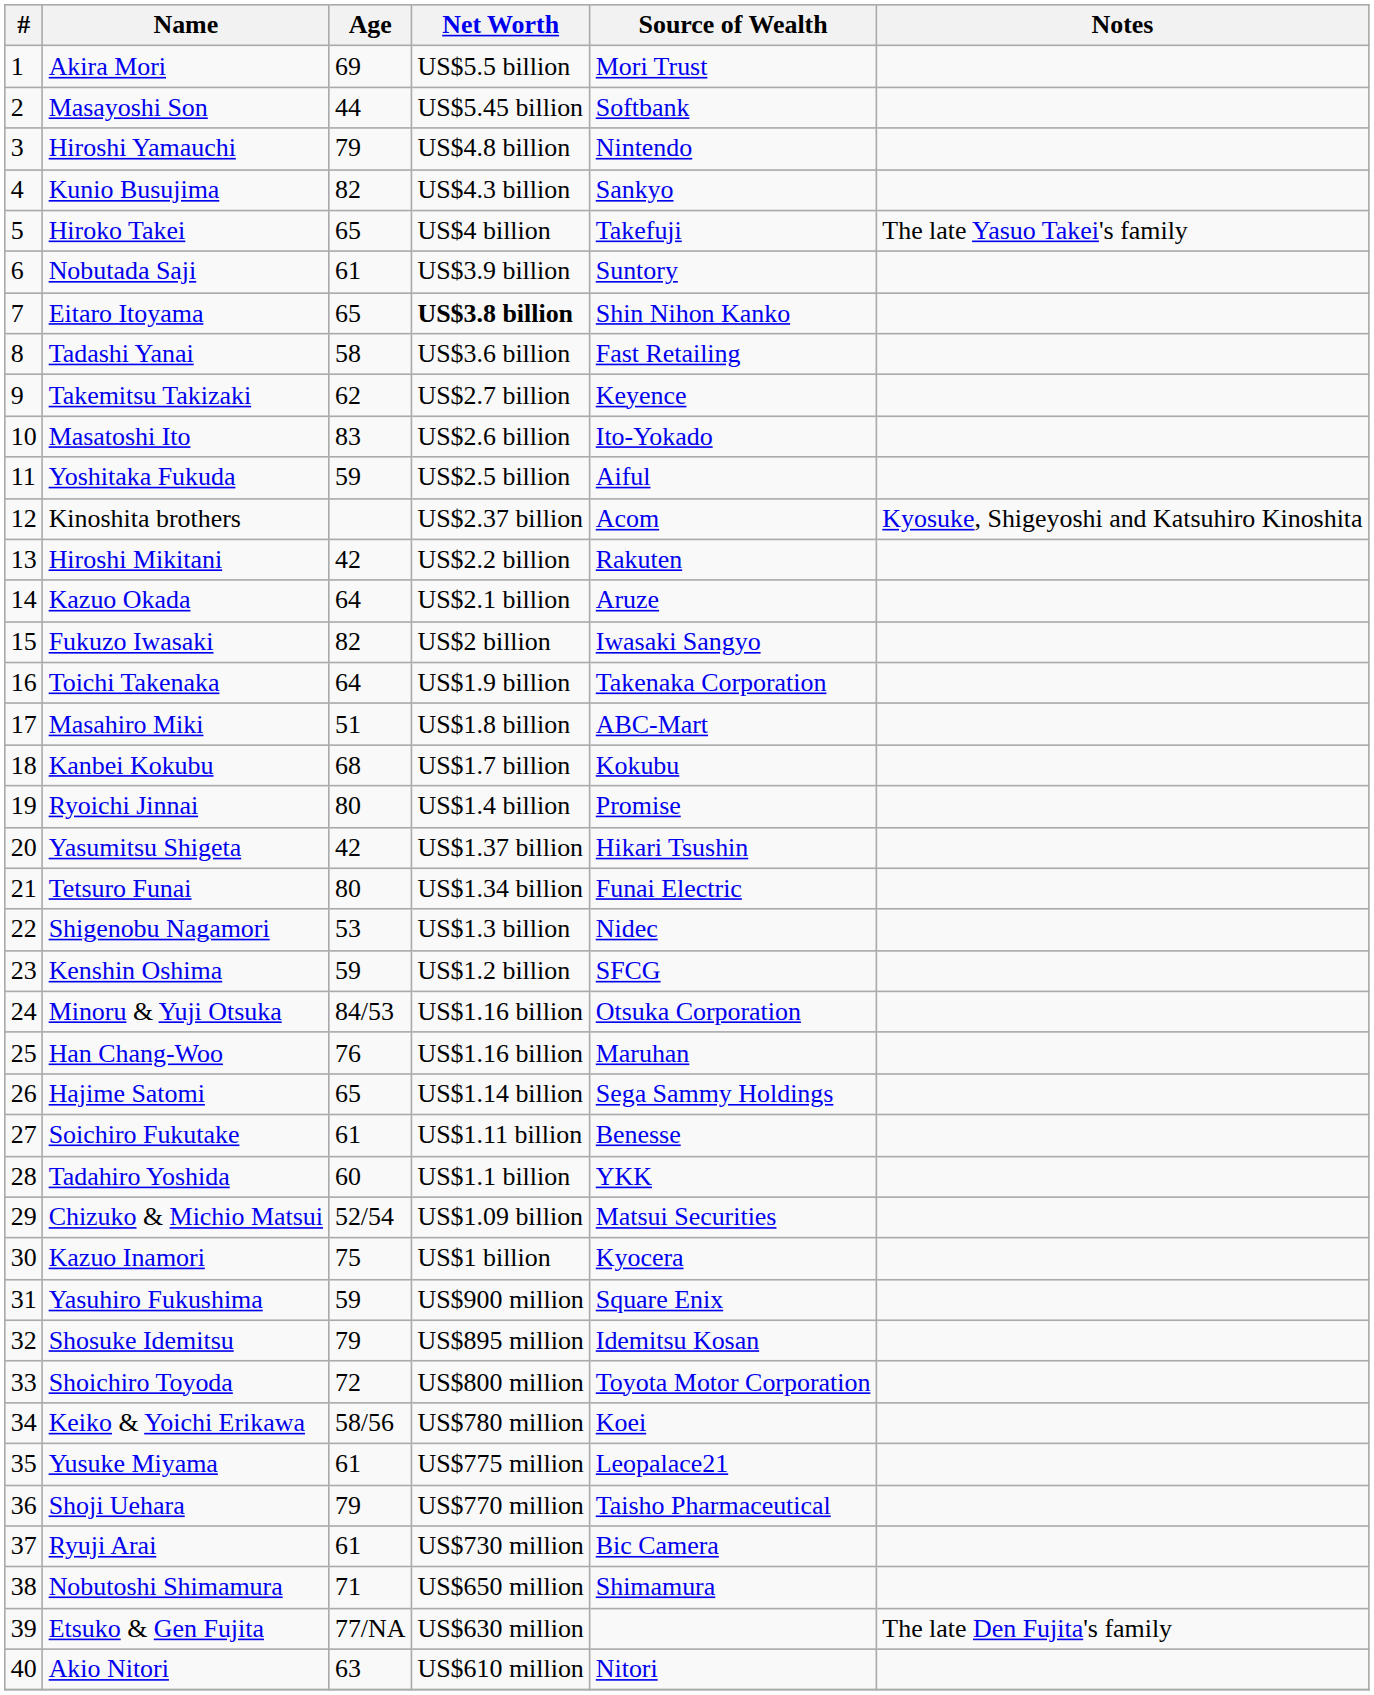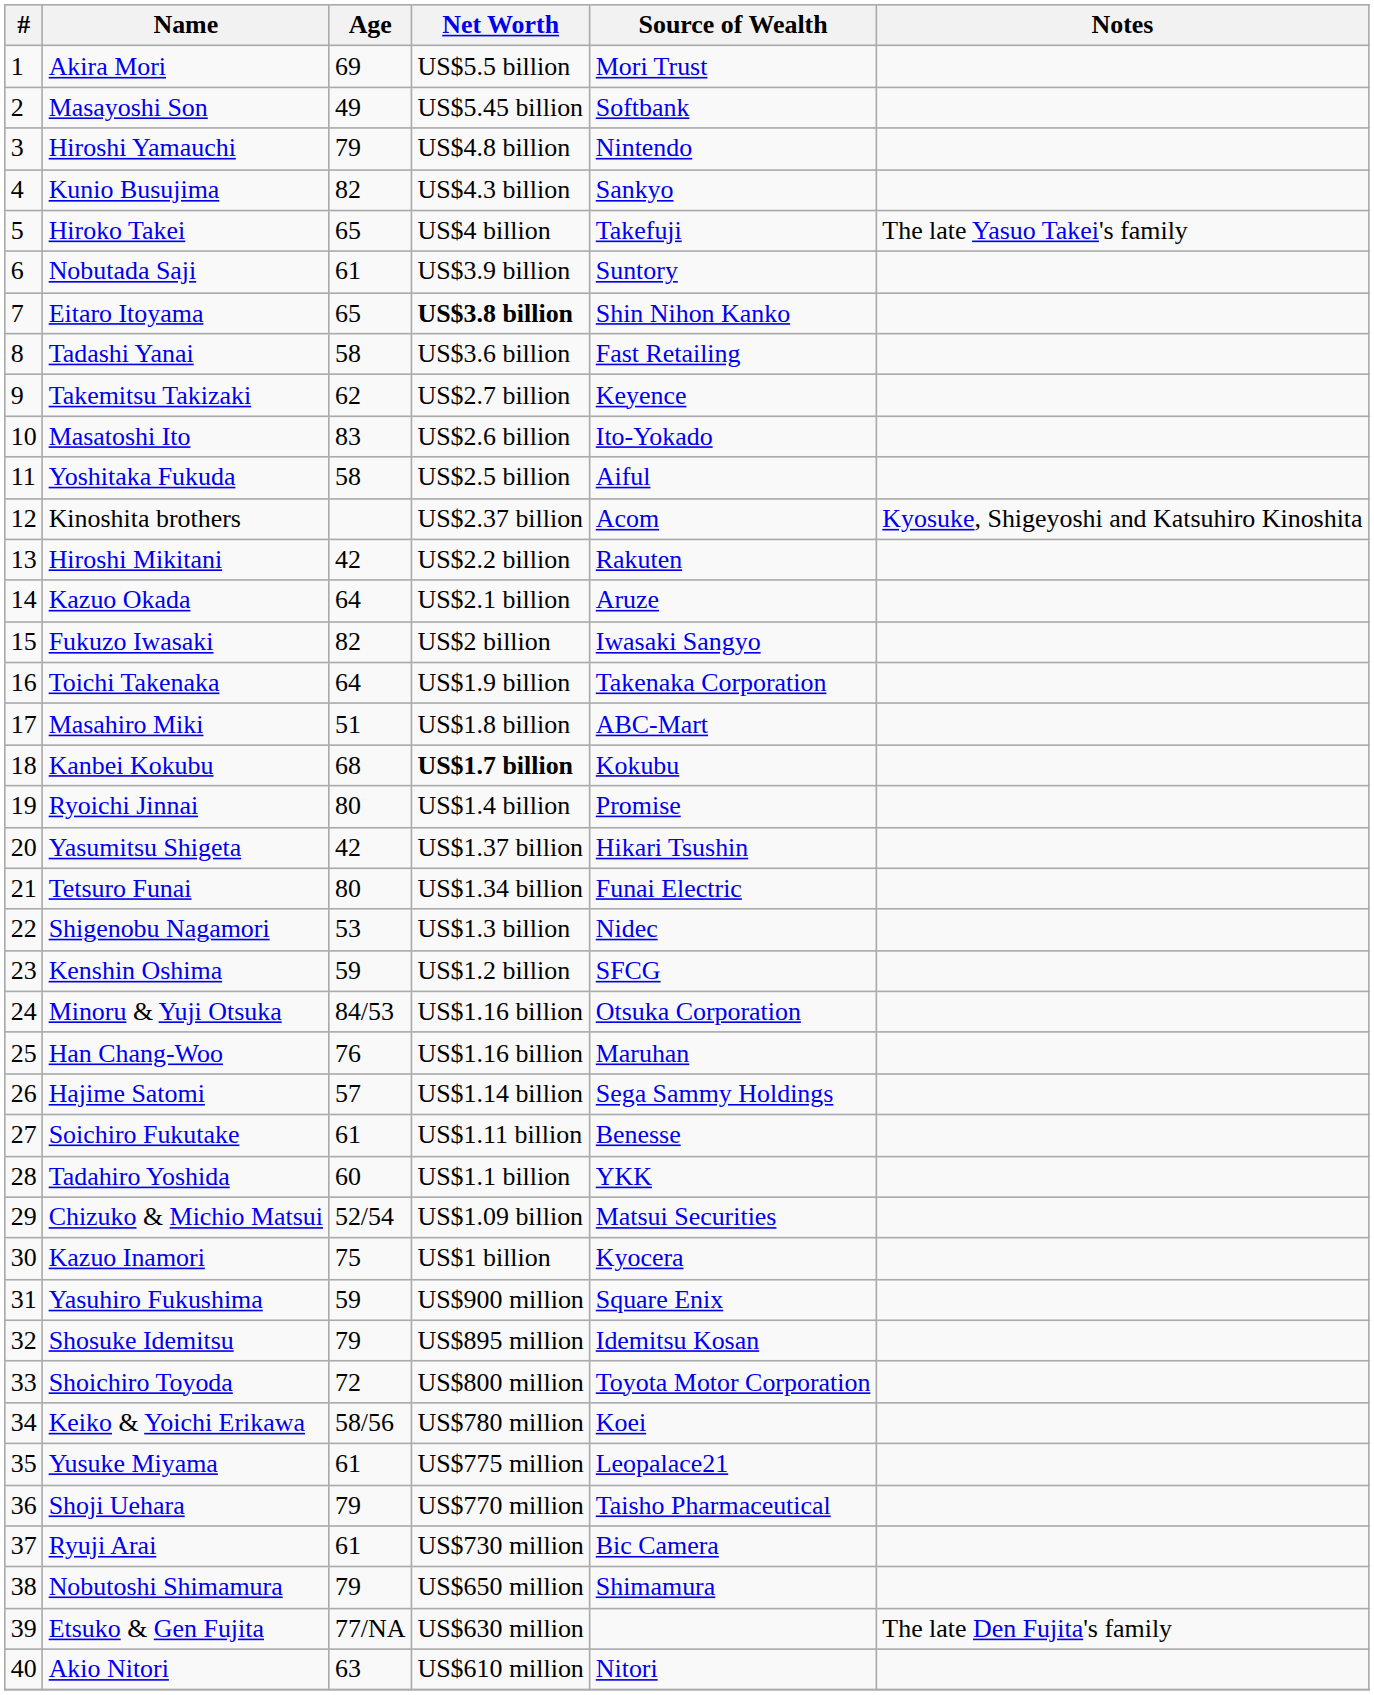(348, 107) 44 -> (348, 107) 49
(348, 477) 59 -> (348, 477) 58
(494, 764) normal -> (495, 764) bold
(348, 1093) 65 -> (348, 1093) 57
(348, 1587) 71 -> (348, 1587) 79
